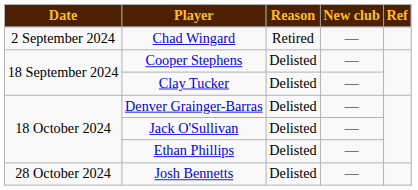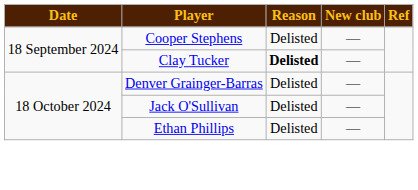- row: (194, 38)
(293, 83) normal -> (294, 60) bold
- row: (194, 173)
